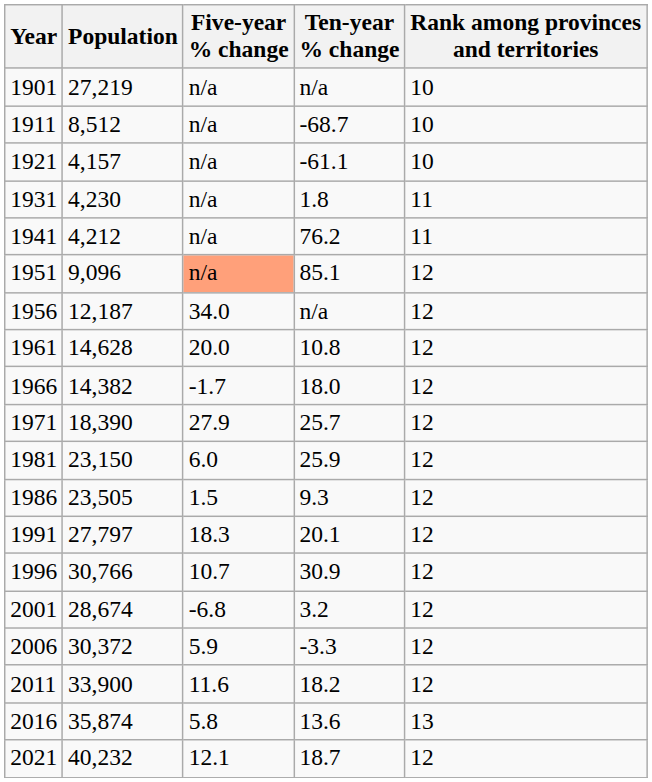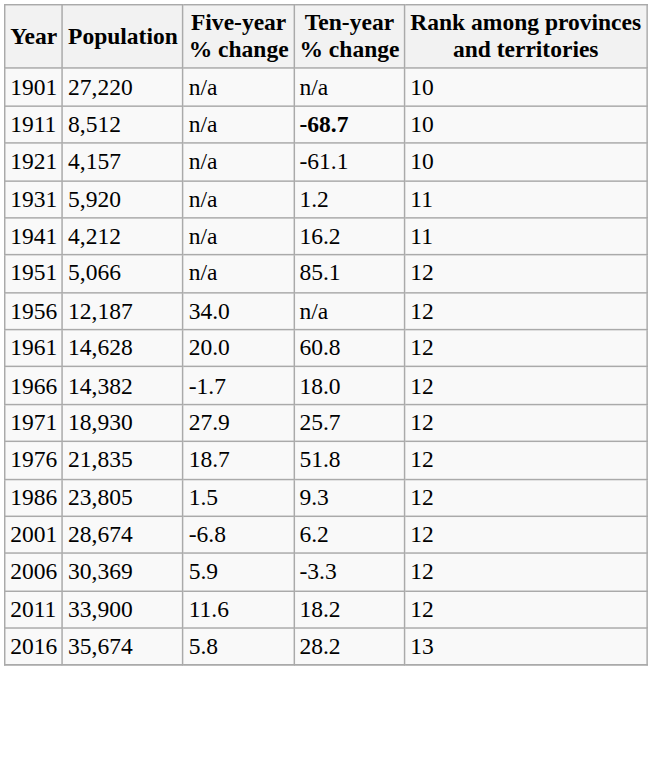(100, 86) 27,219 -> (100, 86) 27,220
(324, 124) normal -> (324, 124) bold
(94, 198) 4,230 -> (94, 198) 5,920
(314, 198) 1.8 -> (314, 198) 1.2
(320, 236) 76.2 -> (320, 236) 16.2
(94, 273) 9,096 -> (94, 273) 5,066
(203, 273) lightsalmon background -> (203, 273) no background
(320, 348) 10.8 -> (320, 348) 60.8
(100, 422) 18,390 -> (100, 422) 18,930
+ row: (34, 459)
- row: (34, 459)
(100, 497) 23,505 -> (100, 497) 23,805
- row: (34, 534)
- row: (34, 571)
(314, 609) 3.2 -> (314, 534) 6.2
(100, 646) 30,372 -> (100, 571) 30,369
(100, 721) 35,874 -> (100, 646) 35,674
(320, 721) 13.6 -> (320, 646) 28.2
- row: (34, 758)
